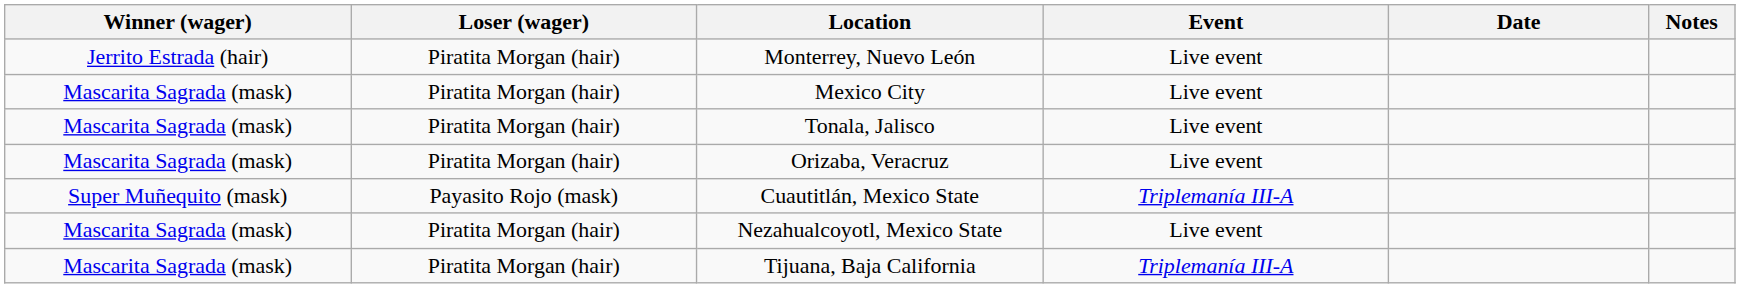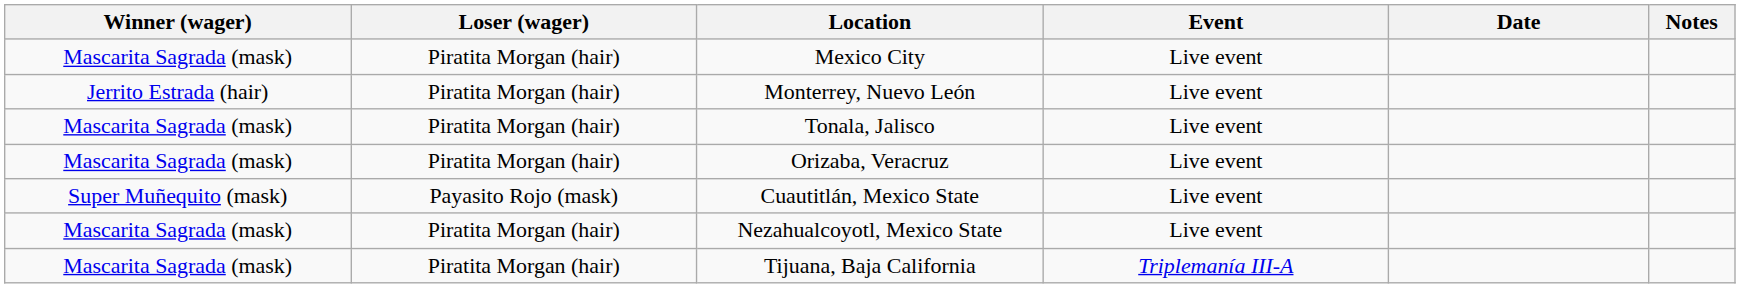rows swapped: (870, 91) <-> (870, 56)
(1216, 195) Triplemanía III-A -> (1216, 195) Live event
